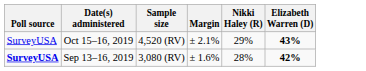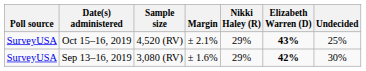+ column: (337, 24)
(33, 58) bold -> (32, 58) normal
(243, 58) 28% -> (242, 58) 29%
